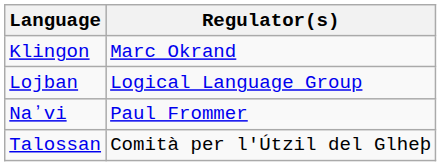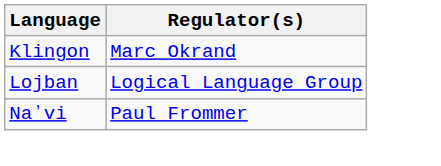- row: (55, 145)
